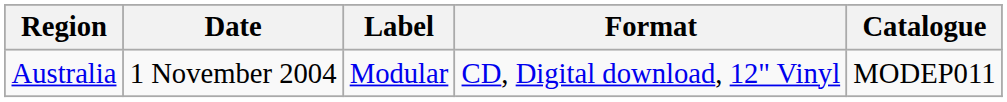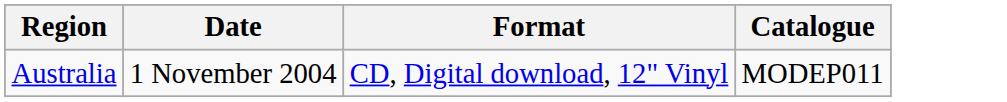- column: (399, 27)
